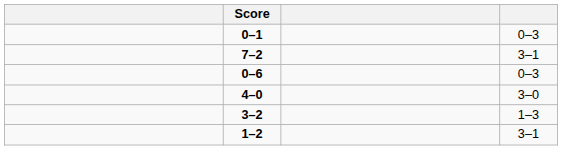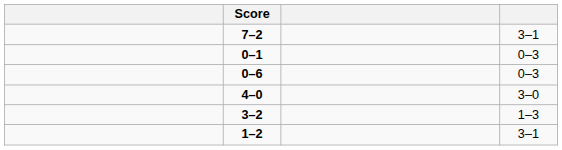rows swapped: (252, 34) <-> (252, 54)
